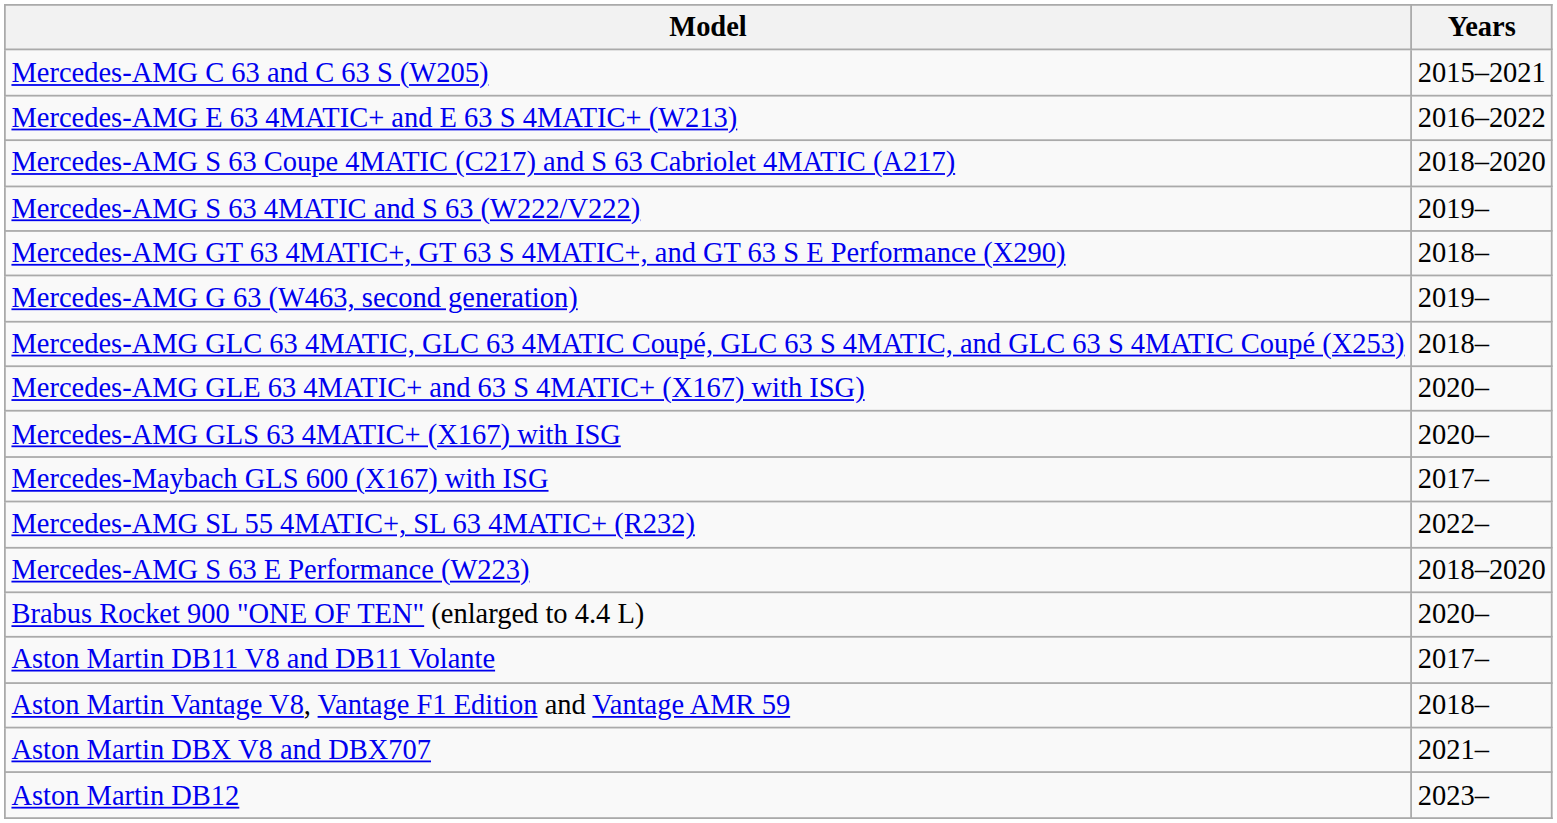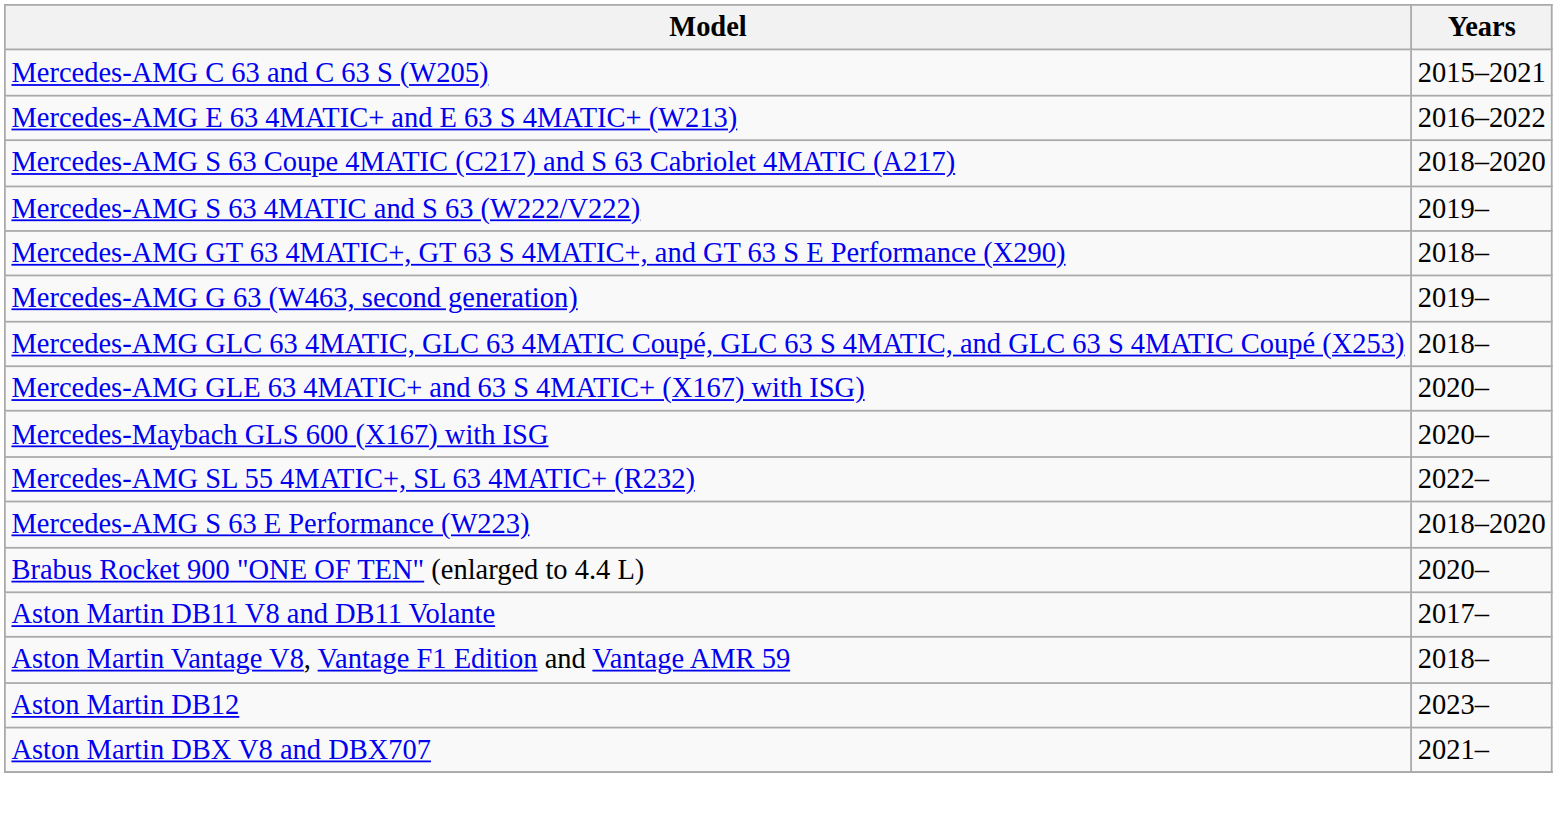- row: (316, 433)
(1453, 478) 2017– -> (1453, 433) 2020–
rows swapped: (221, 749) <-> (125, 794)
